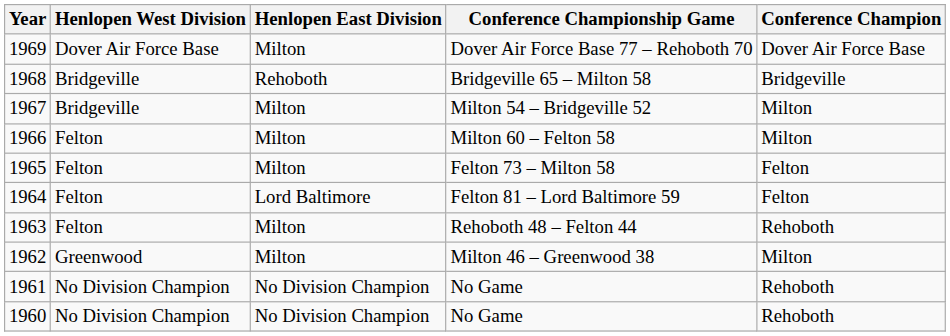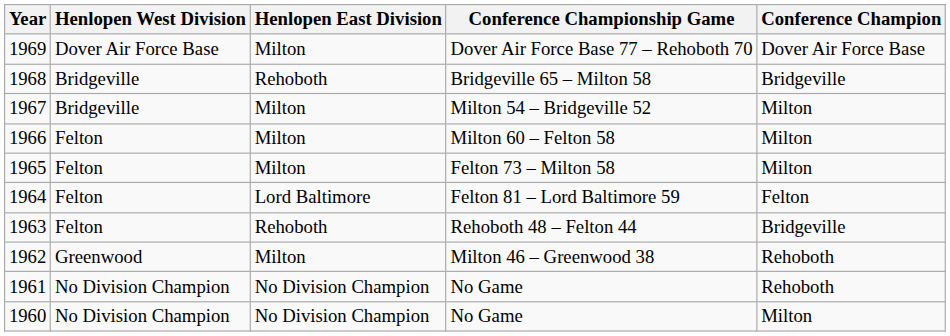(785, 167) Felton -> (787, 167) Milton
(280, 227) Milton -> (291, 227) Rehoboth
(798, 227) Rehoboth -> (803, 227) Bridgeville
(787, 256) Milton -> (798, 256) Rehoboth
(798, 316) Rehoboth -> (787, 316) Milton
